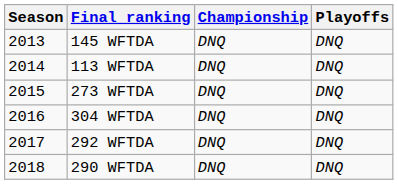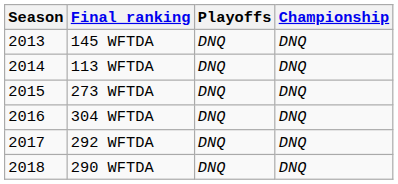columns swapped: (352, 17) <-> (253, 17)
